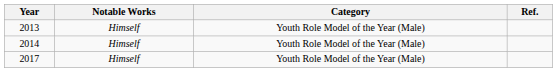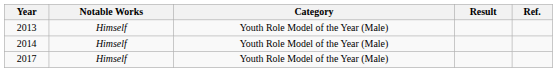+ column: (483, 12)
